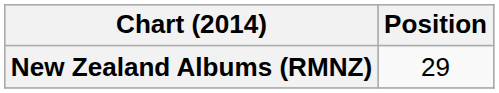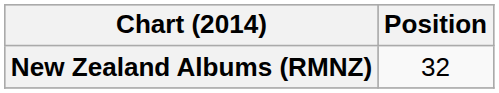(436, 66) 29 -> (436, 66) 32
